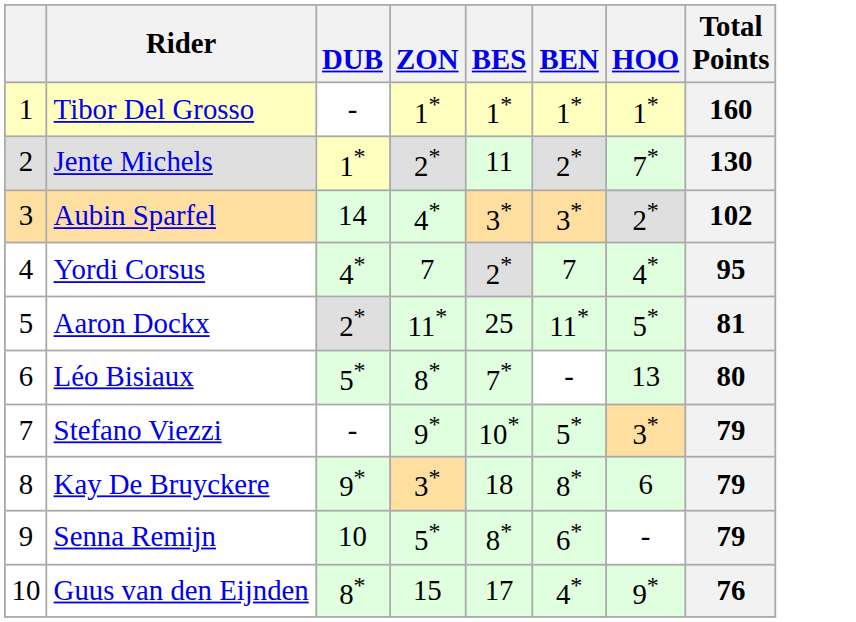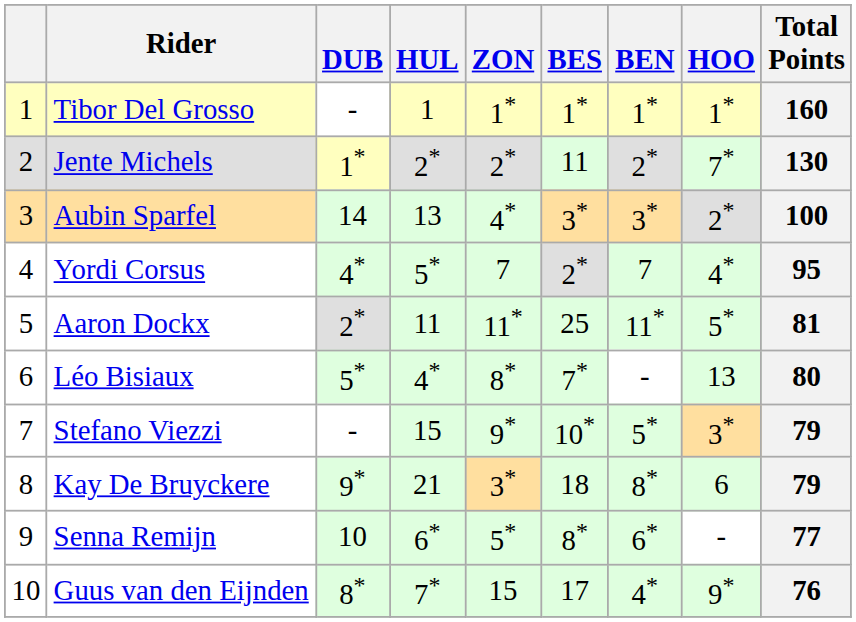+ column: (427, 59)
(731, 216) 102 -> (807, 216) 100
(731, 537) 79 -> (807, 537) 77
